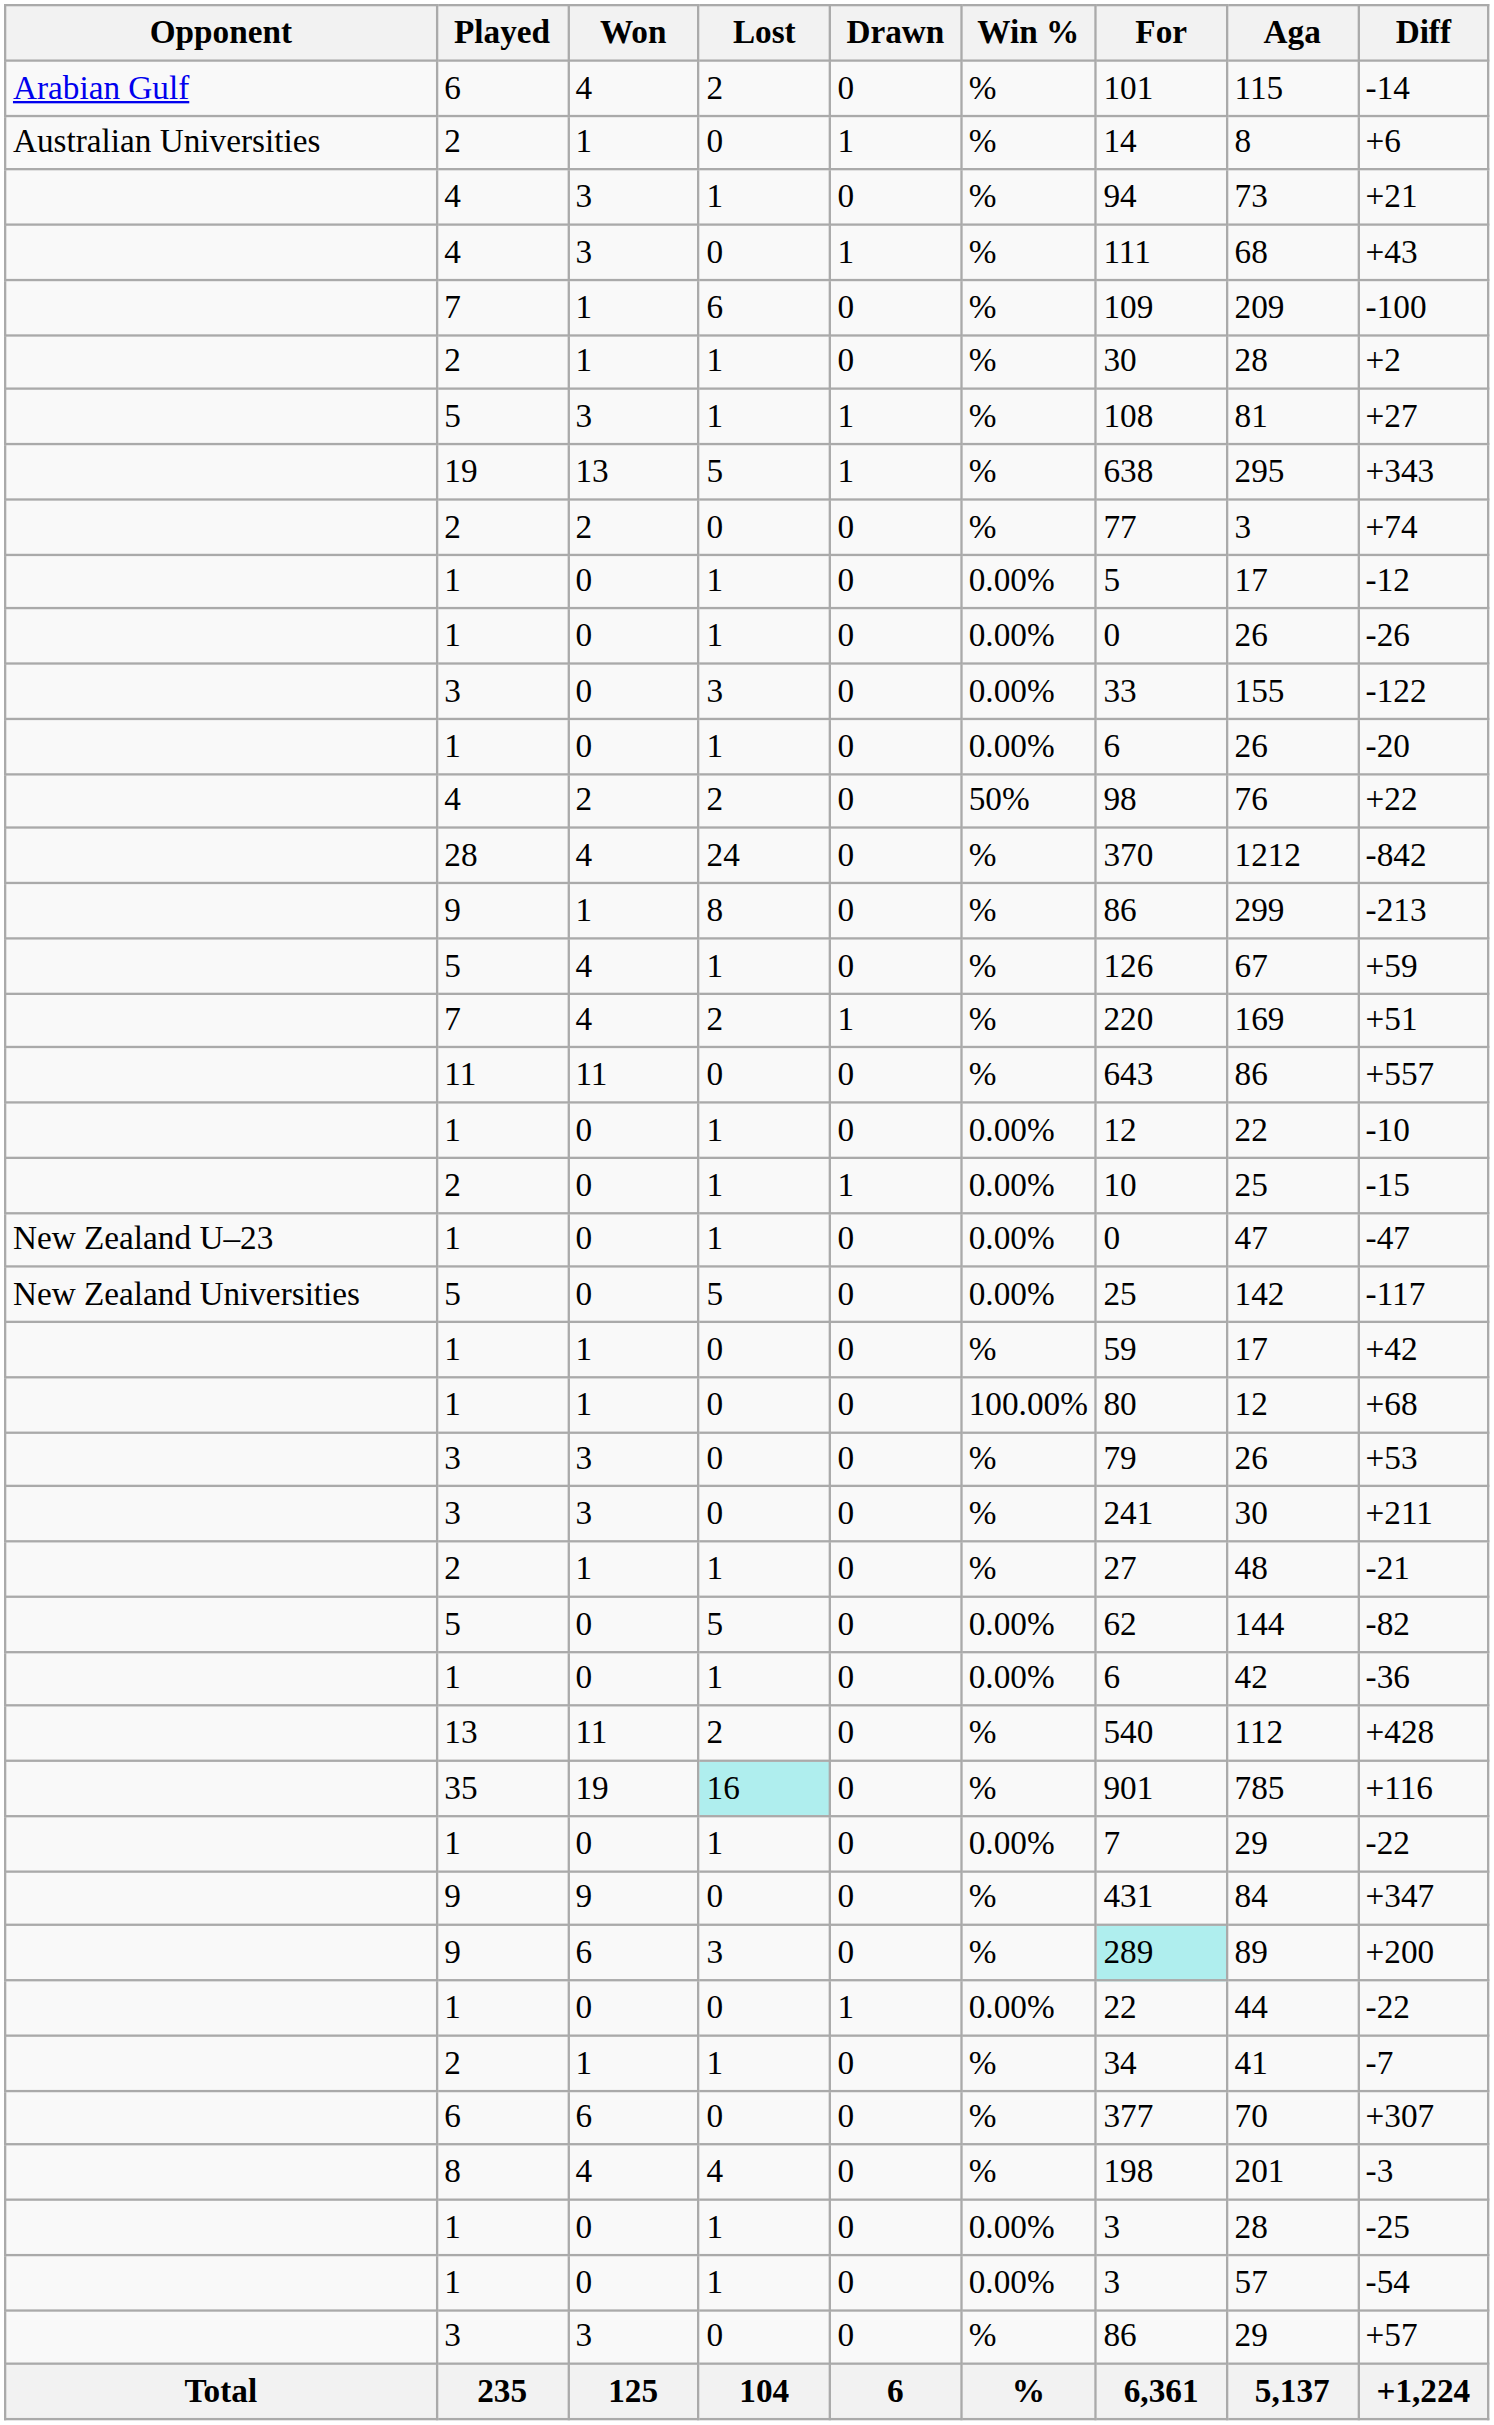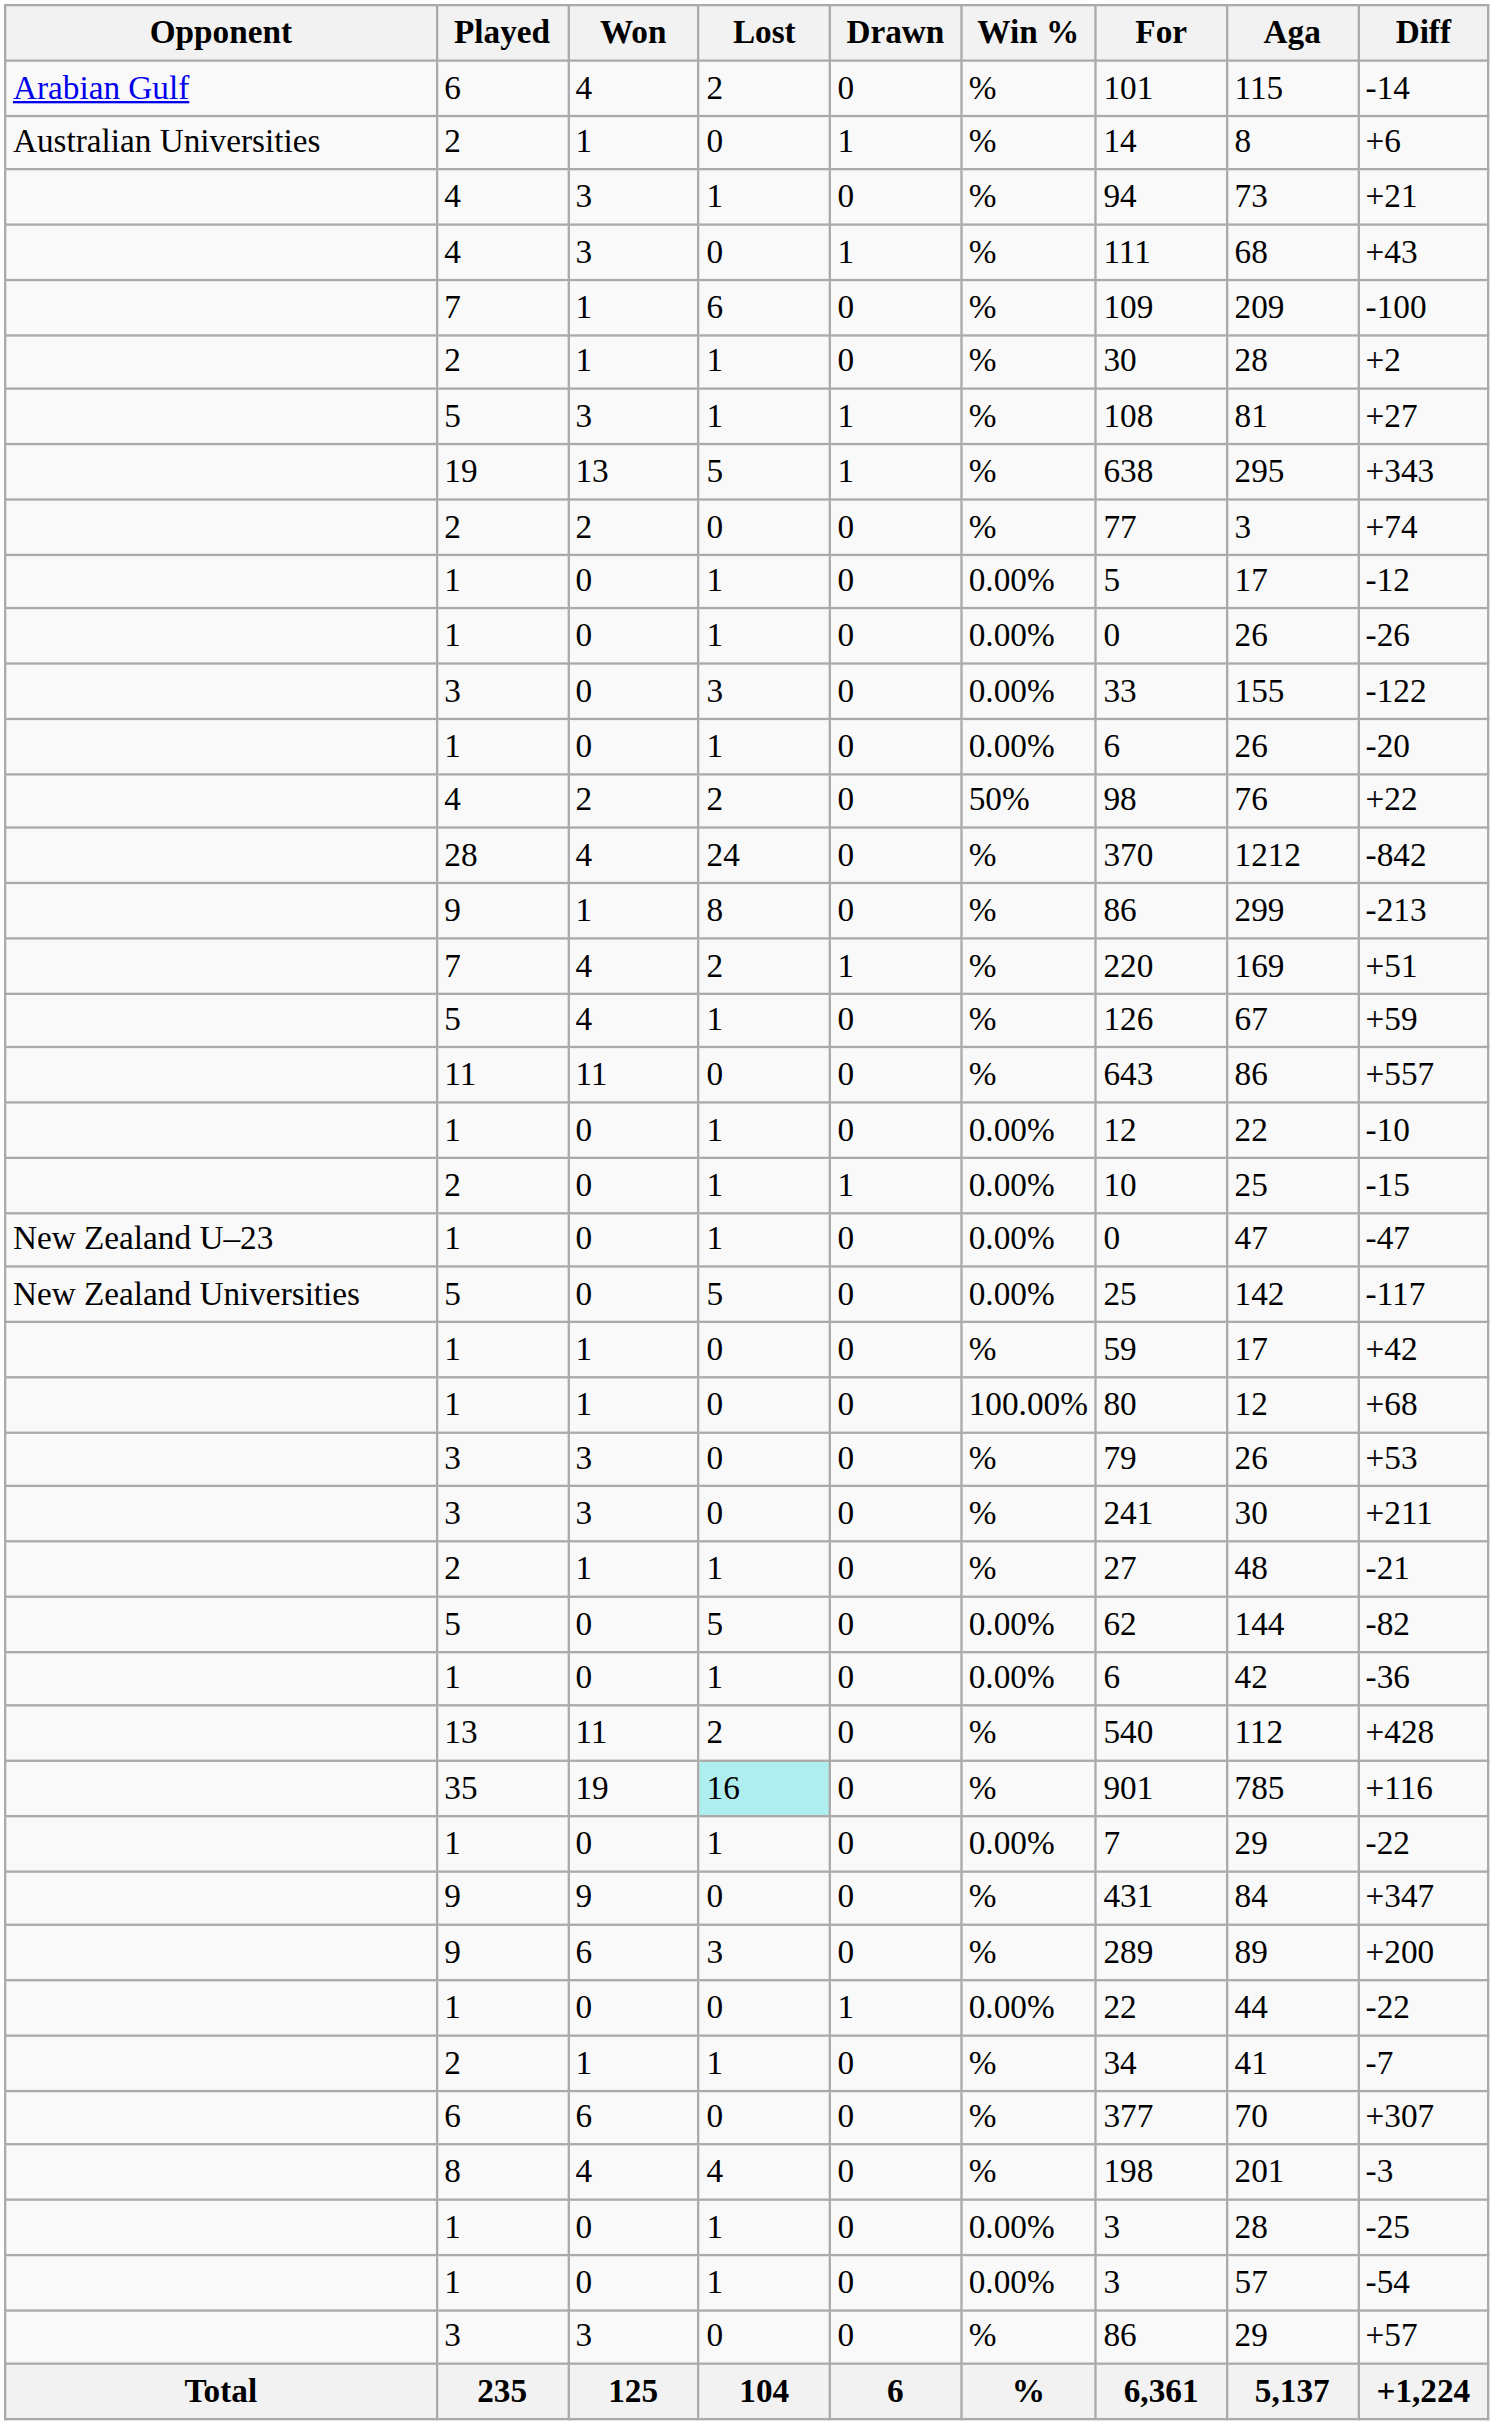rows swapped: (453, 964) <-> (453, 1019)
(1128, 1952) paleturquoise background -> (1128, 1952) no background
